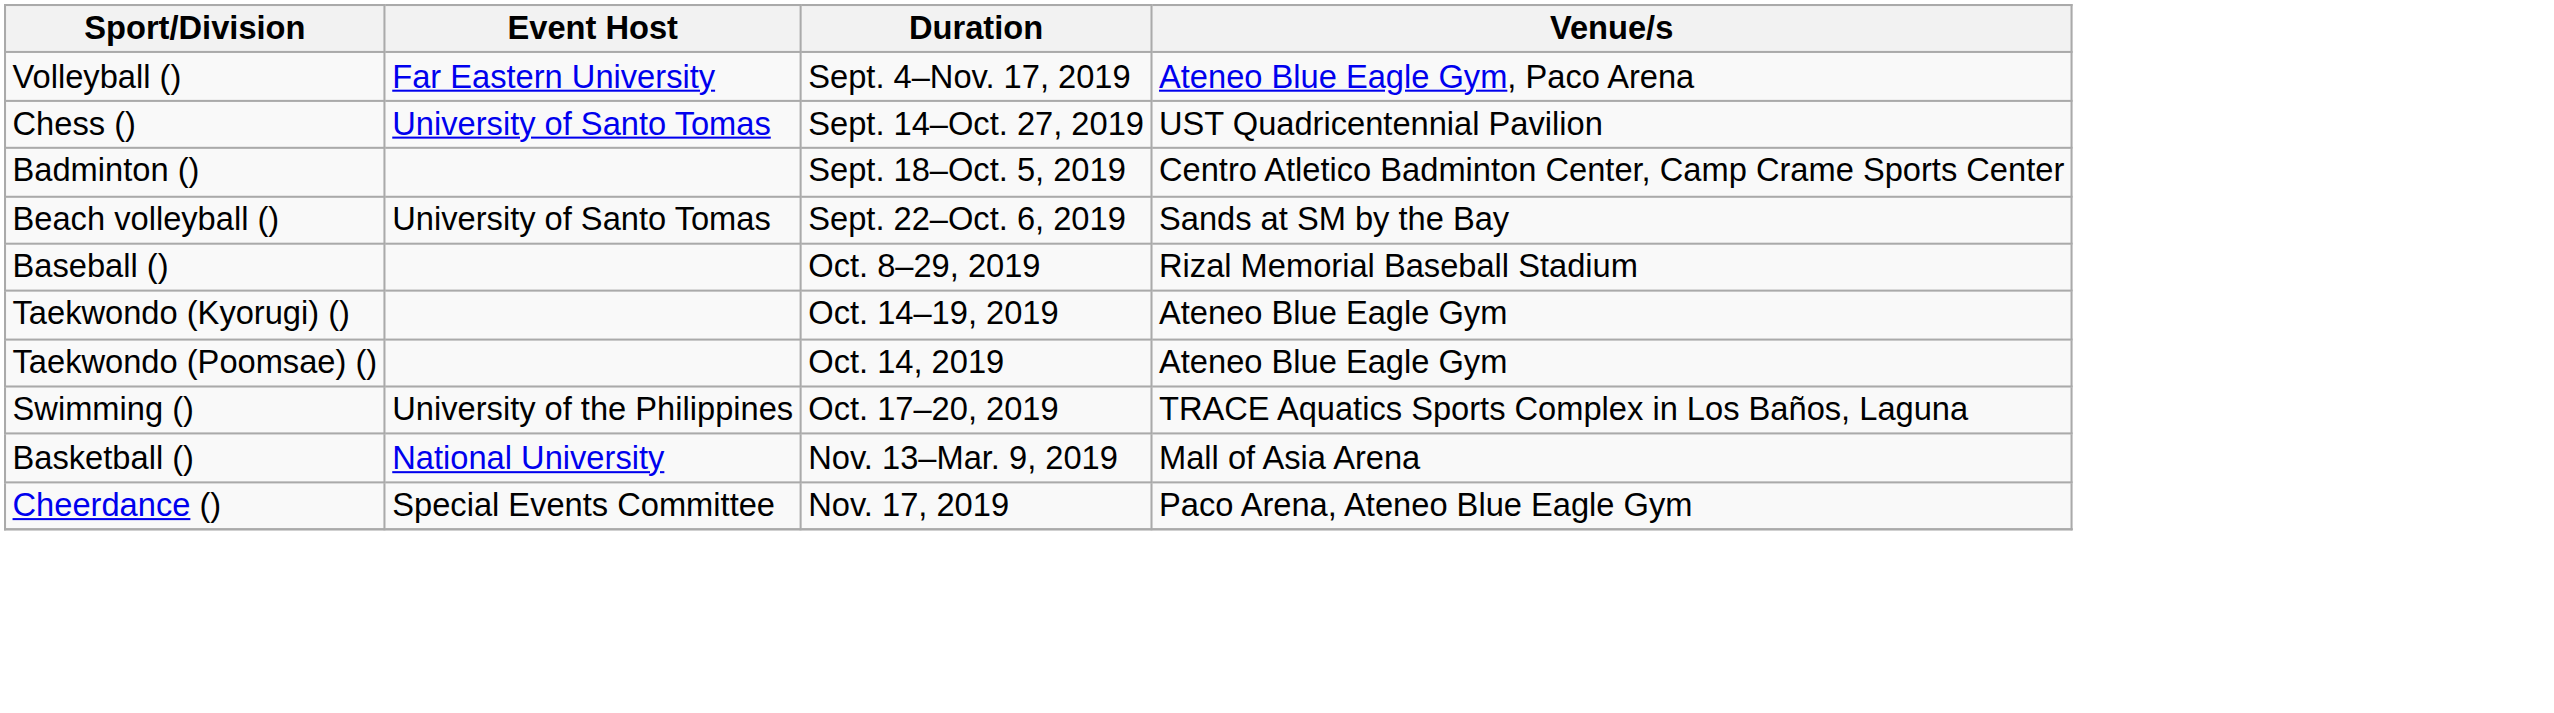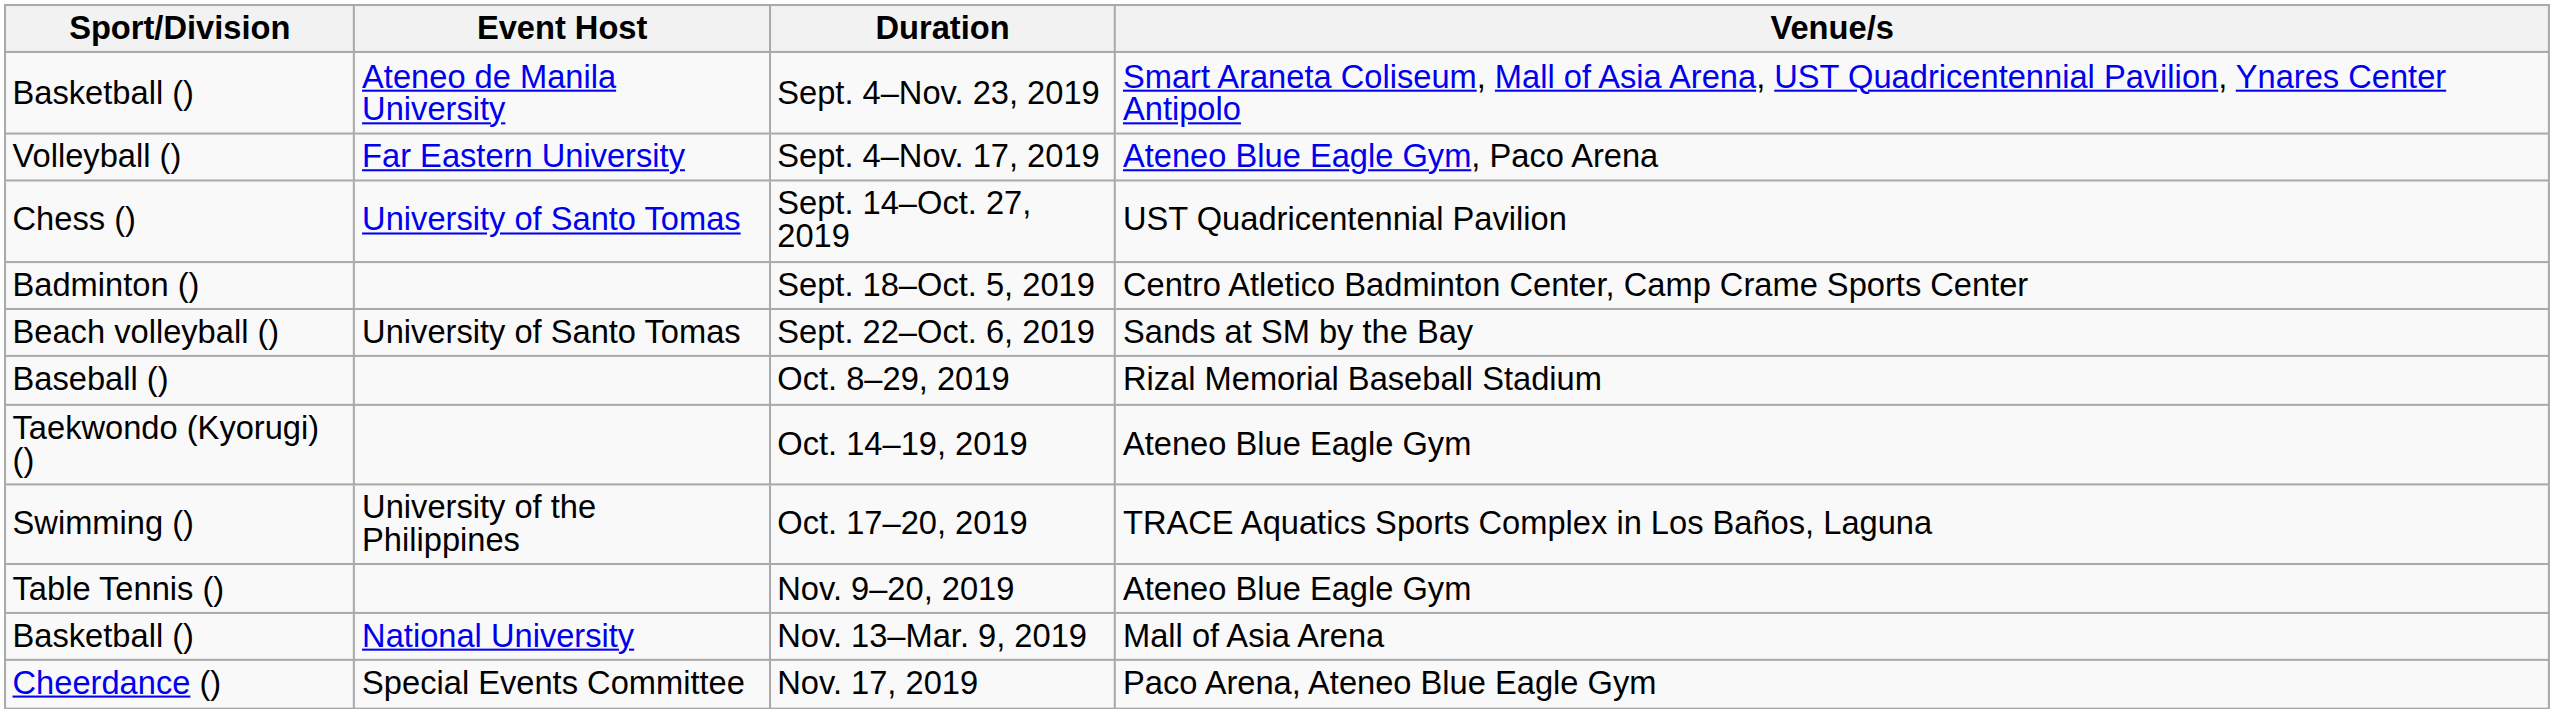+ row: (938, 92)
- row: (906, 362)
+ row: (896, 588)
